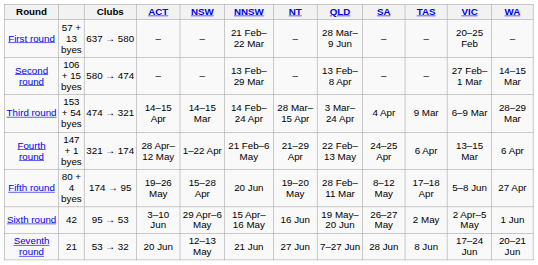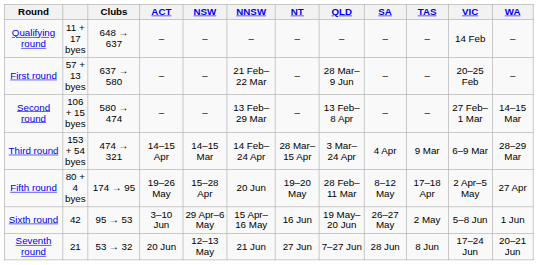+ row: (34, 38)
- row: (32, 151)
(470, 188) 5–8 Jun -> (470, 188) 2 Apr–5 May
(470, 220) 2 Apr–5 May -> (470, 220) 5–8 Jun
